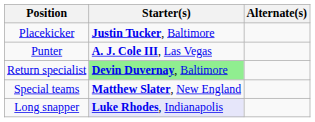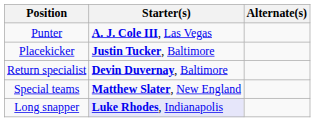rows swapped: (47, 51) <-> (47, 32)
(160, 70) lightgreen background -> (160, 70) no background
